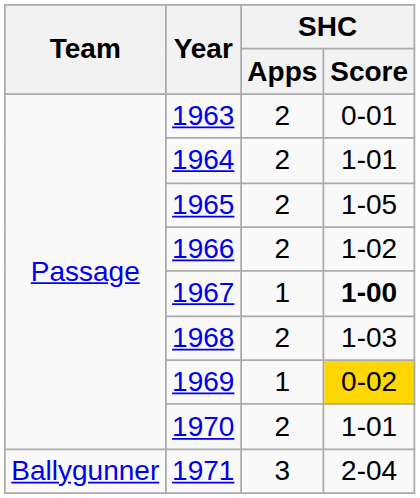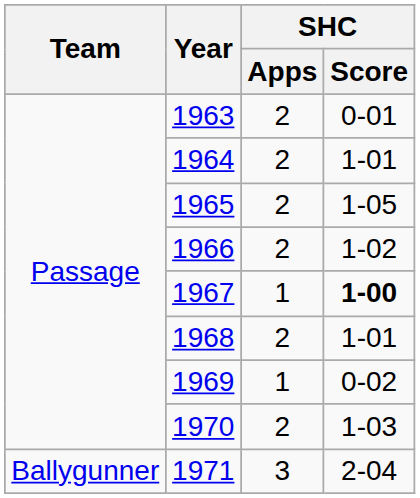(369, 337) 1-03 -> (369, 337) 1-01
(369, 381) gold background -> (369, 381) no background
(369, 426) 1-01 -> (369, 426) 1-03
